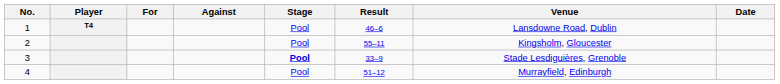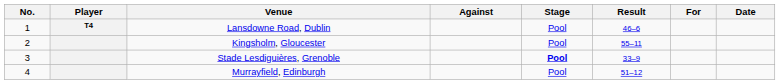columns swapped: (150, 12) <-> (565, 12)
